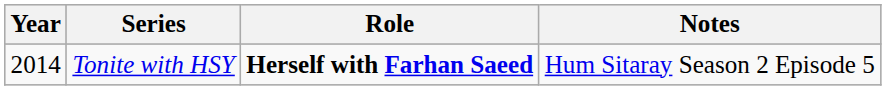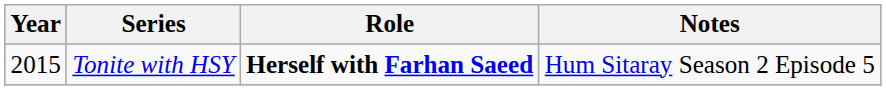(36, 64) 2014 -> (36, 64) 2015
